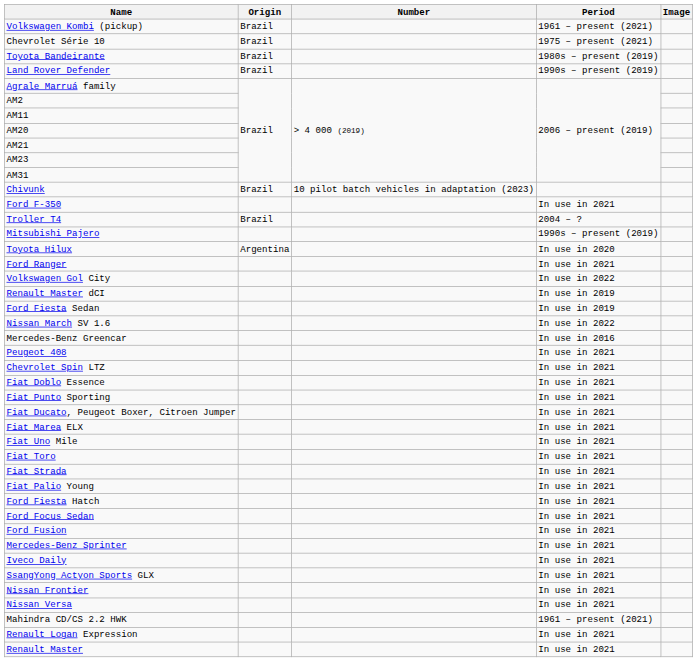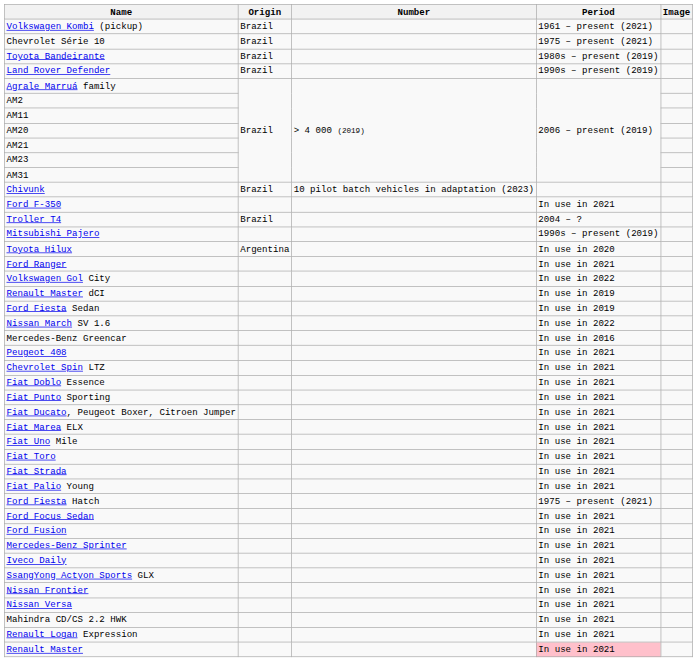(577, 501) In use in 2021 -> (596, 501) 1975 – present (2021)
(596, 620) 1961 – present (2021) -> (577, 620) In use in 2021
(577, 650) no background -> (577, 650) pink background
